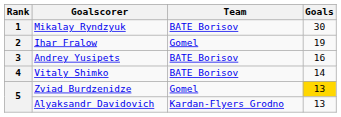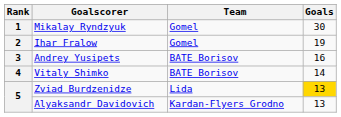(204, 28) BATE Borisov -> (184, 28) Gomel
(184, 89) Gomel -> (181, 89) Lida
